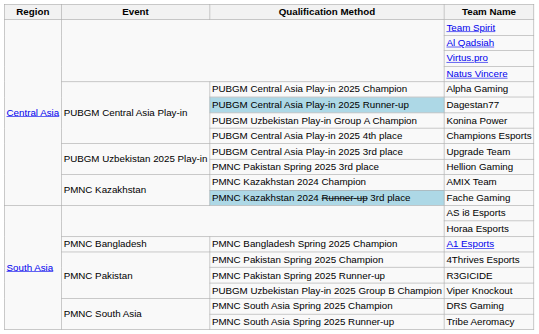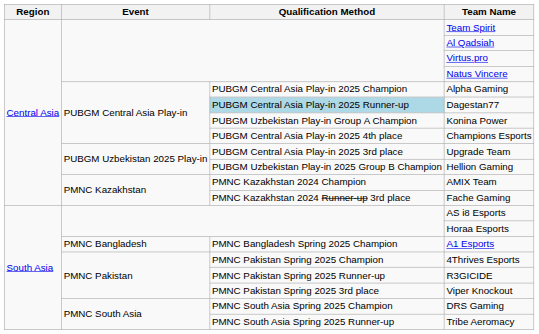(295, 167) PMNC Pakistan Spring 2025 3rd place -> (327, 167) PUBGM Uzbekistan Play-in 2025 Group B Champion
(311, 197) lightblue background -> (311, 197) no background
(327, 290) PUBGM Uzbekistan Play-in 2025 Group B Champion -> (295, 290) PMNC Pakistan Spring 2025 3rd place
